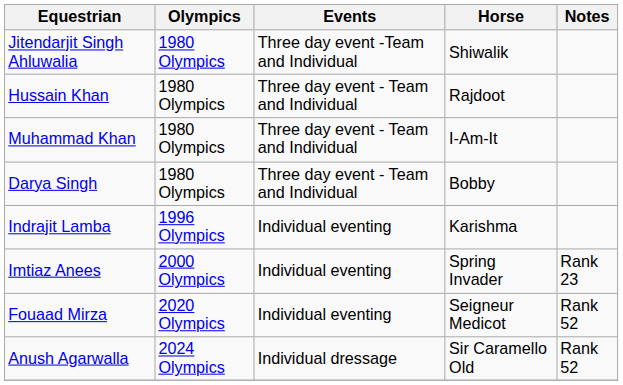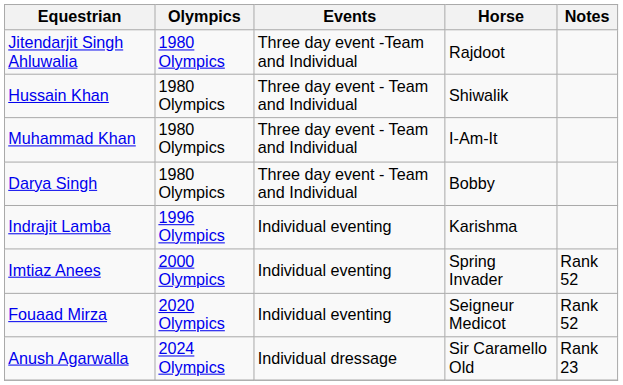(479, 52) Shiwalik -> (477, 52) Rajdoot
(477, 95) Rajdoot -> (479, 95) Shiwalik
(579, 271) Rank 23 -> (579, 271) Rank 52
(579, 358) Rank 52 -> (579, 358) Rank 23
